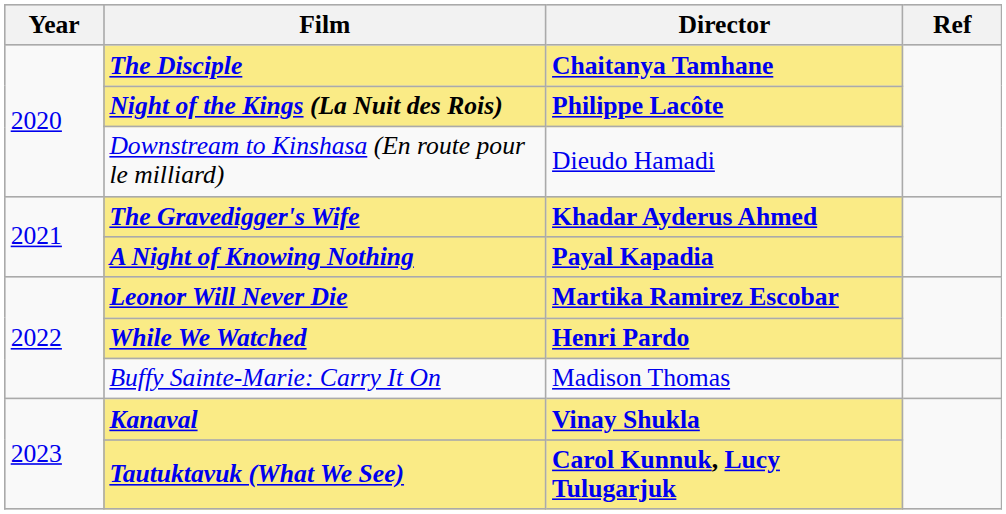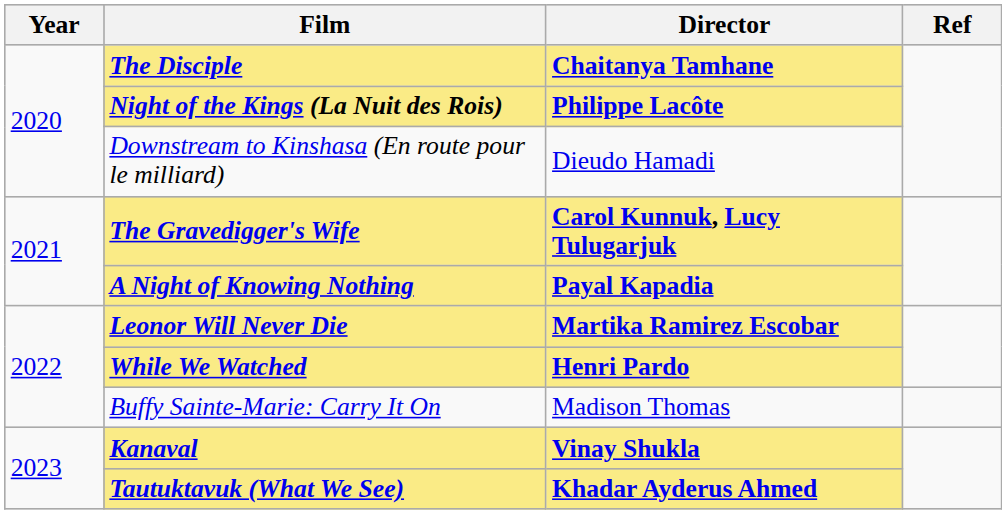(685, 216) Khadar Ayderus Ahmed -> (666, 230) Carol Kunnuk, Lucy Tulugarjuk
(666, 474) Carol Kunnuk, Lucy Tulugarjuk -> (685, 488) Khadar Ayderus Ahmed
